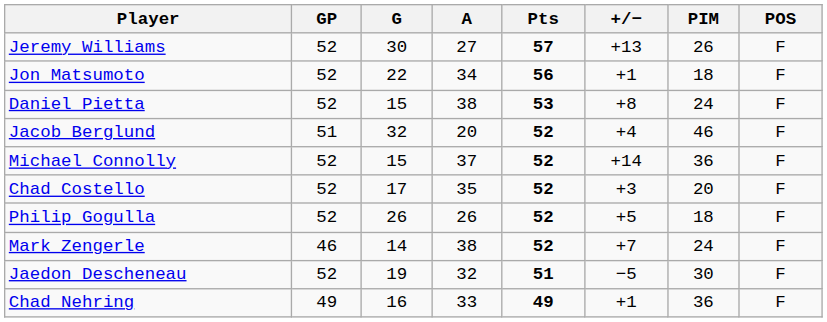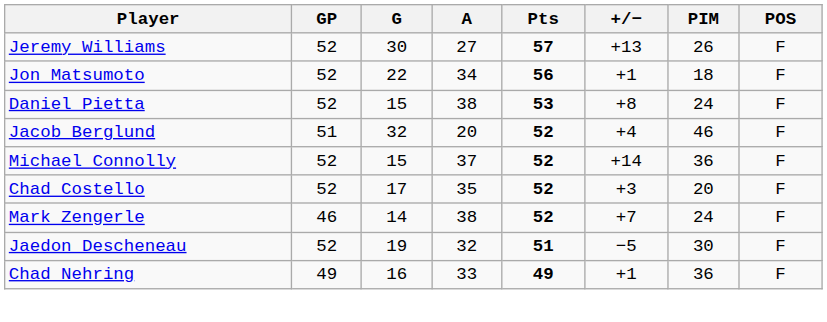- row: (82, 218)
